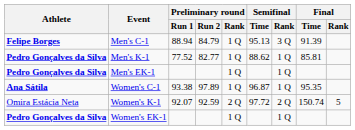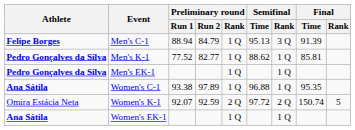(259, 87) 96.87 -> (259, 87) 96.88
(56, 118) Pedro Gonçalves da Silva -> (27, 118) Ana Sátila
